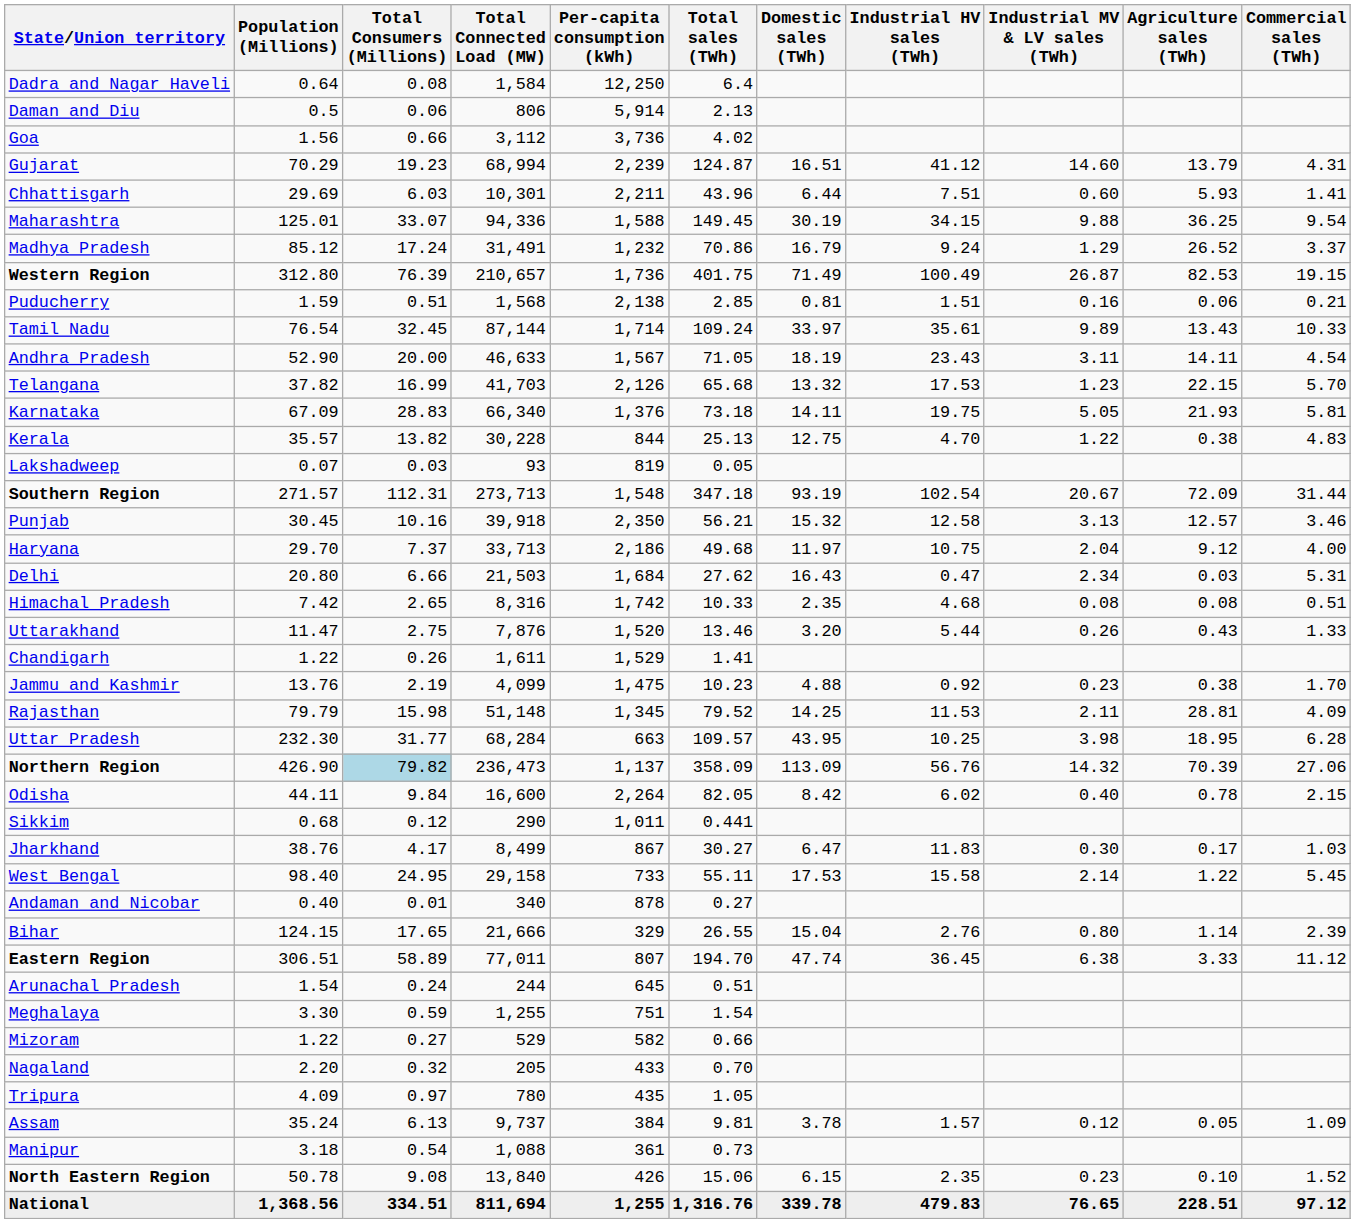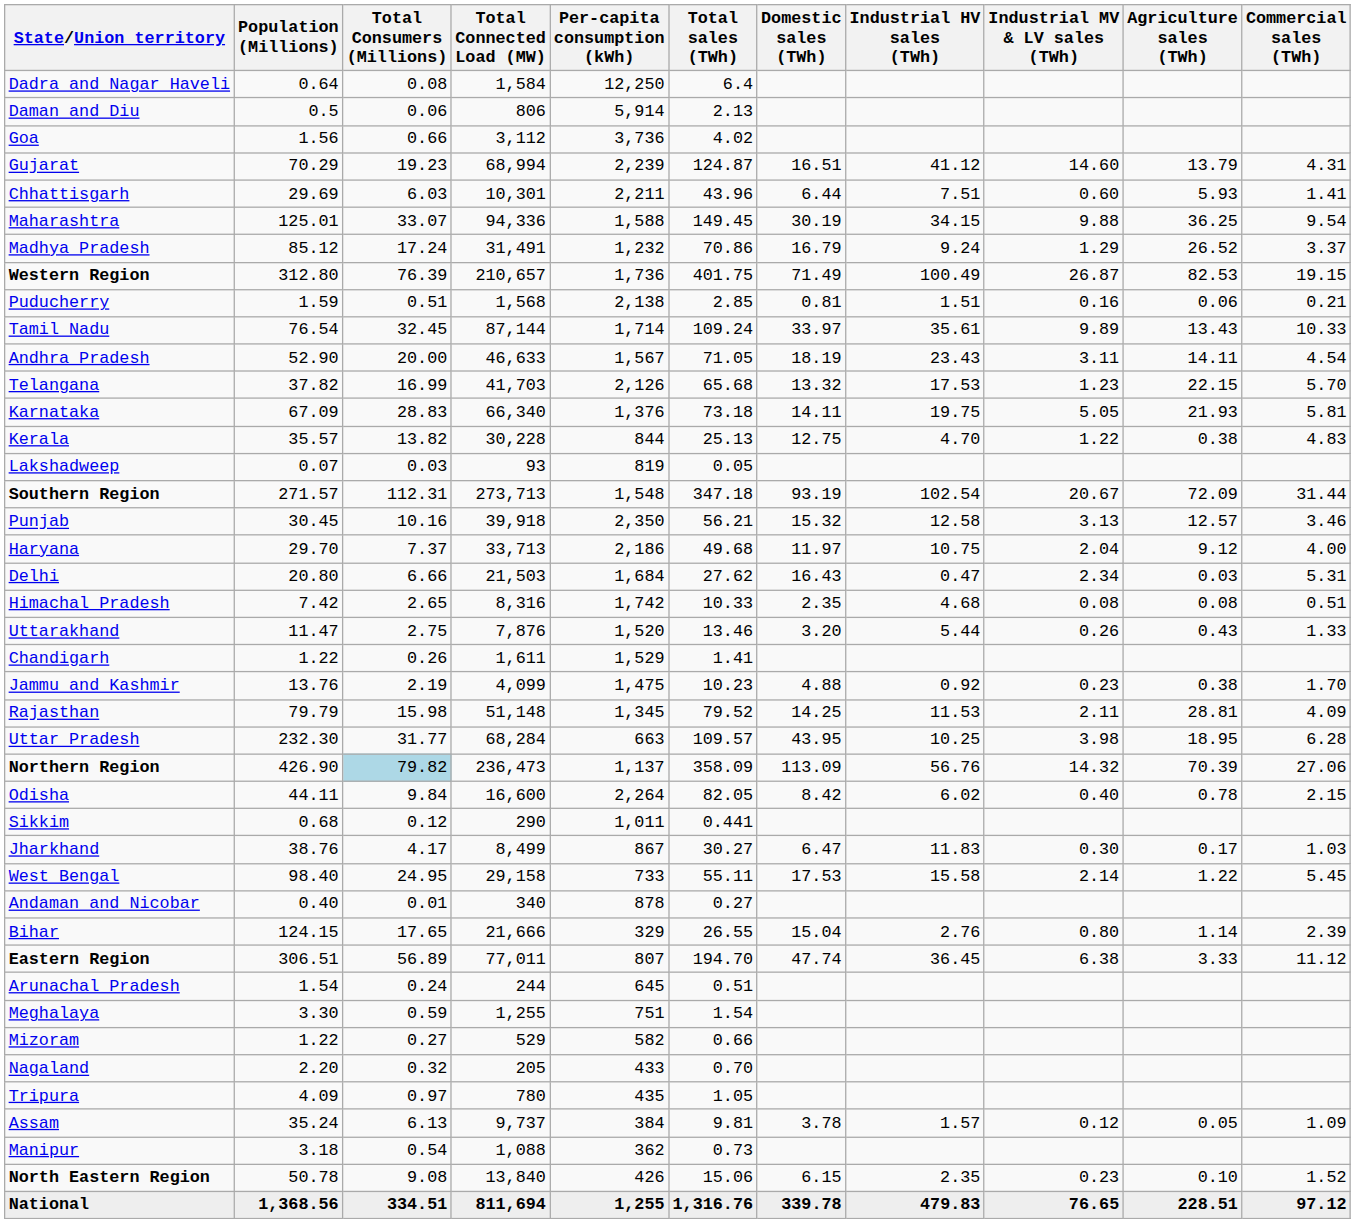(422, 959) 58.89 -> (422, 959) 56.89
(649, 1150) 361 -> (649, 1150) 362
